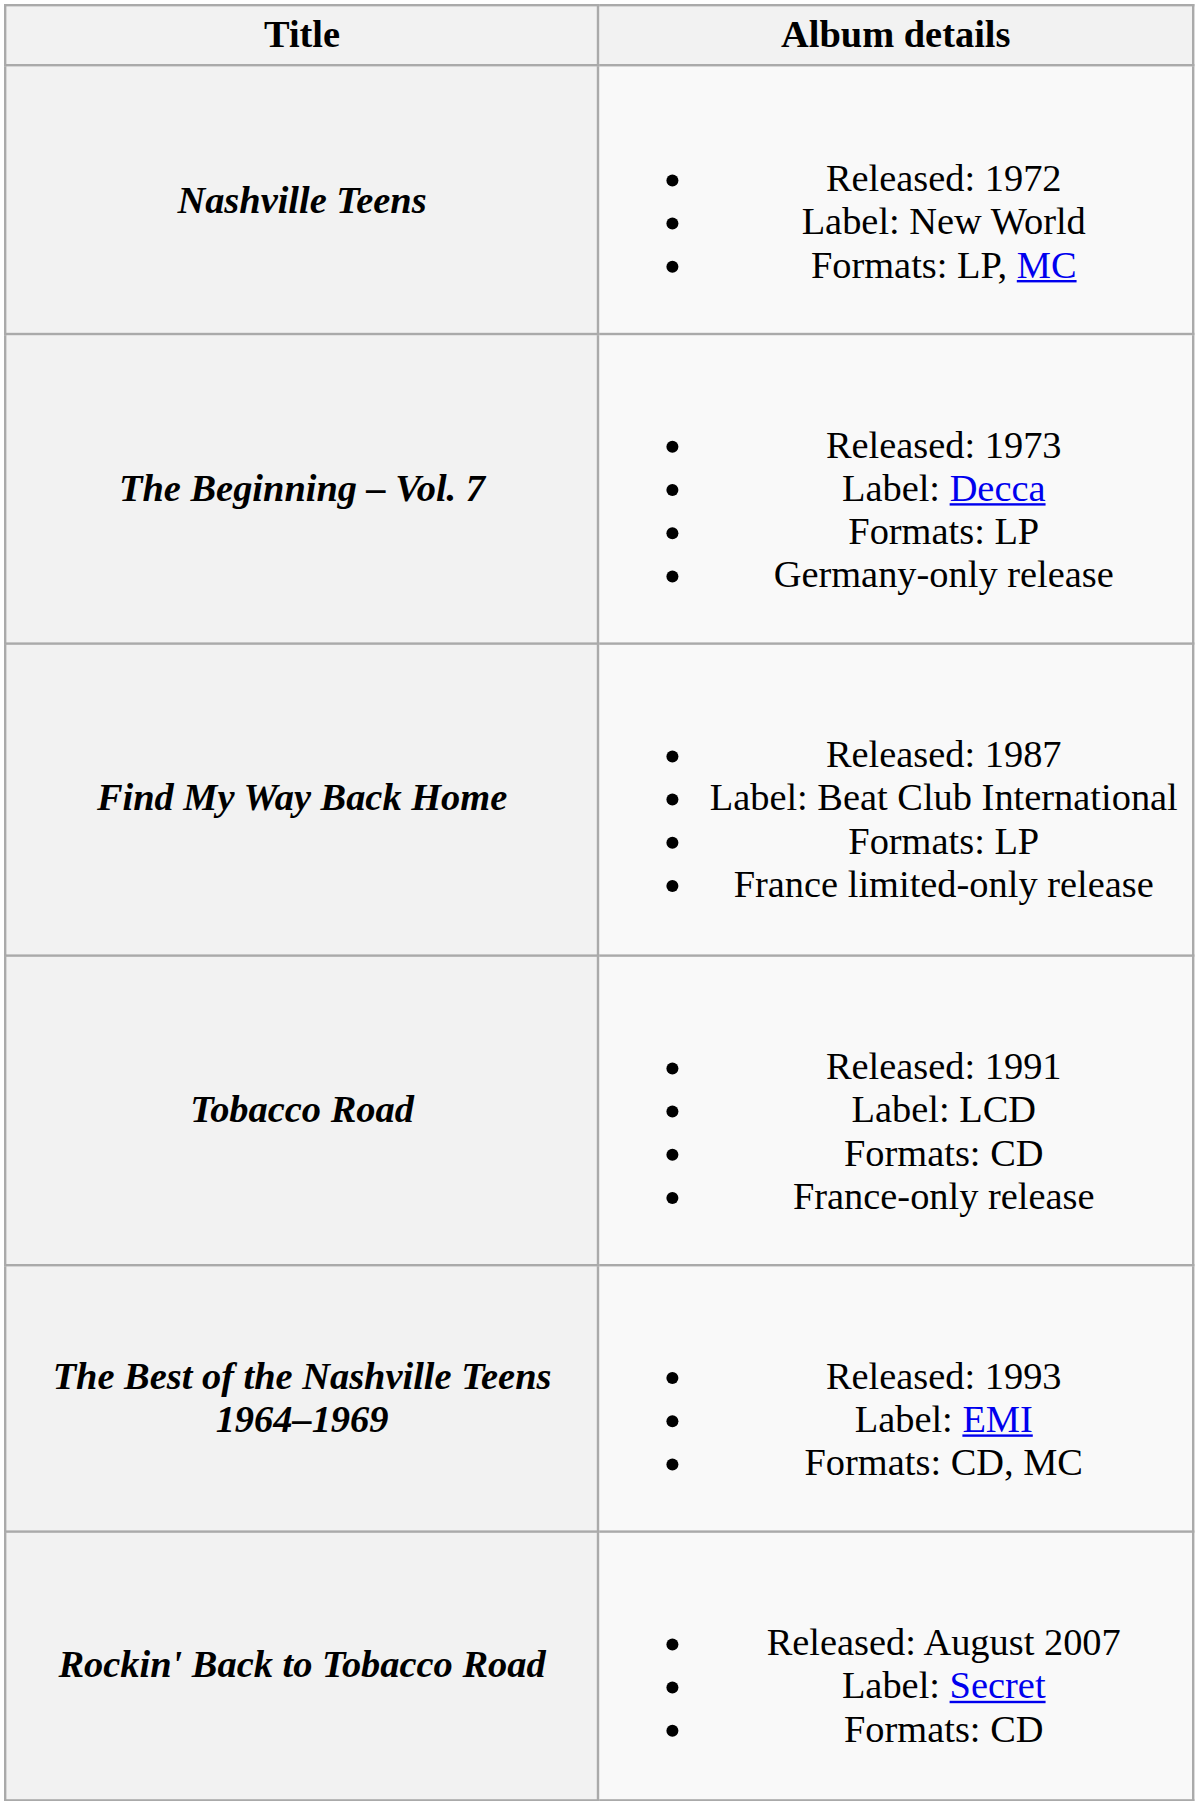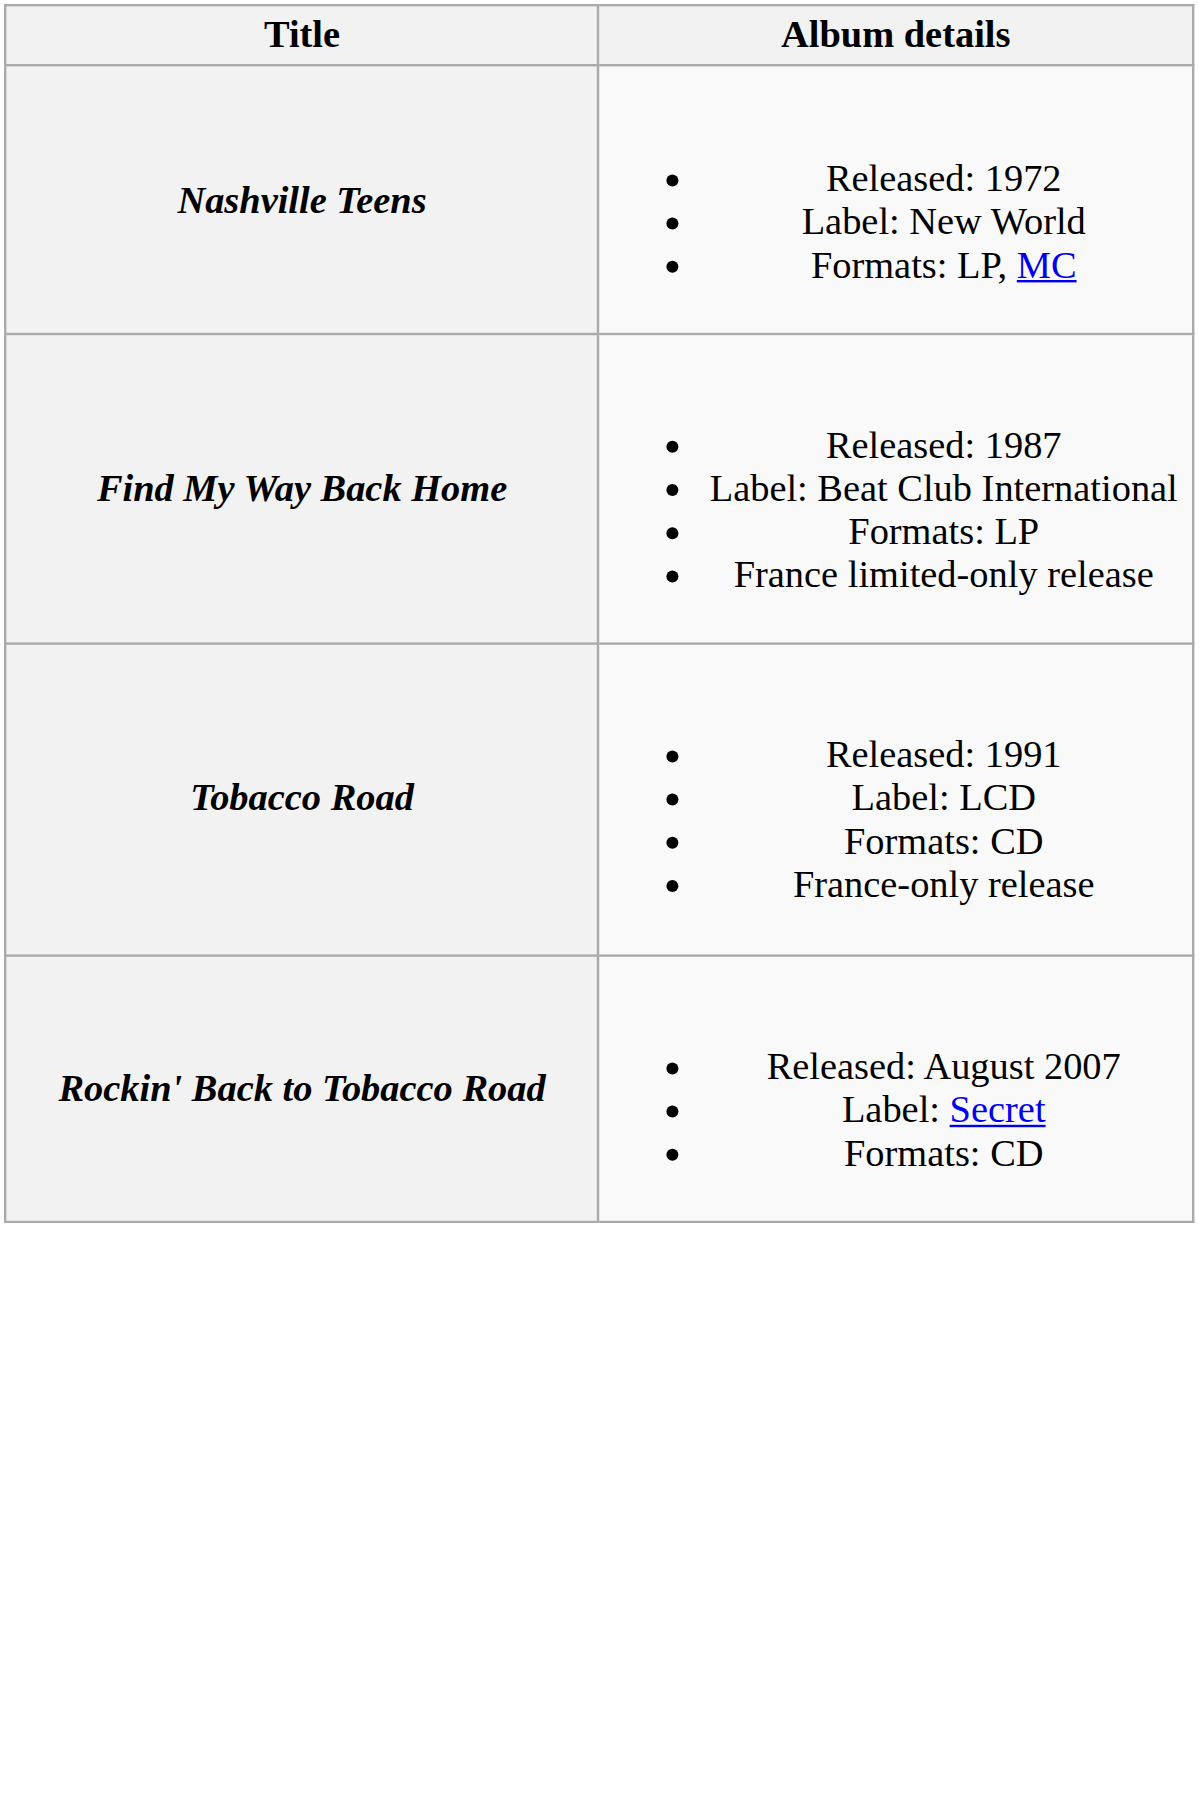- row: (302, 487)
- row: (302, 1397)
